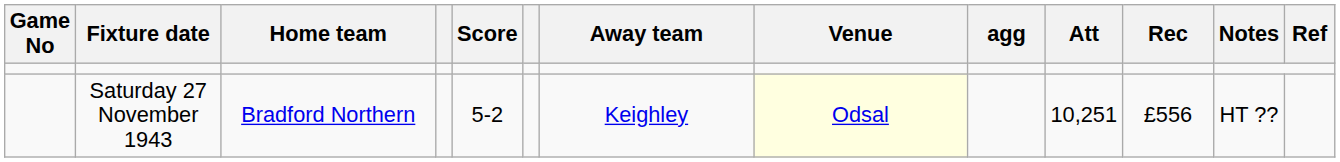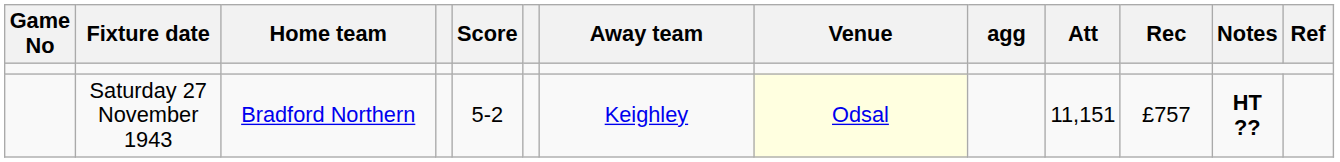(1084, 115) 10,251 -> (1083, 115) 11,151
(1168, 115) £556 -> (1166, 115) £757
(1249, 115) normal -> (1247, 115) bold
